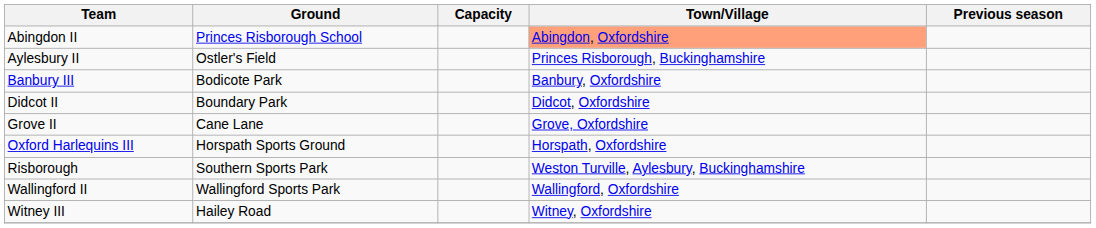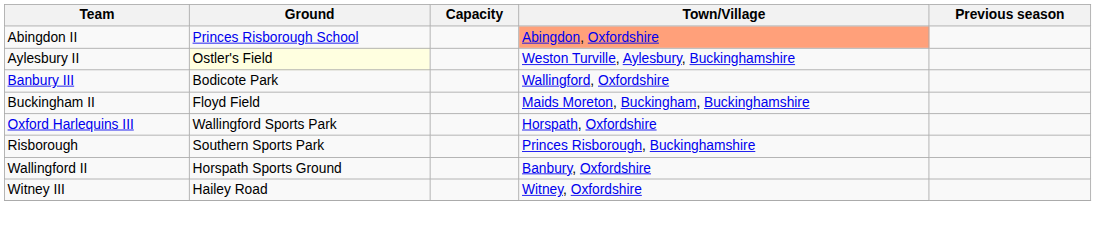(236, 59) no background -> (233, 59) lightyellow background
(648, 59) Princes Risborough, Buckinghamshire -> (659, 59) Weston Turville, Aylesbury, Buckinghamshire
(596, 80) Banbury, Oxfordshire -> (596, 80) Wallingford, Oxfordshire
+ row: (51, 102)
- row: (33, 102)
- row: (32, 124)
(271, 146) Horspath Sports Ground -> (265, 124) Wallingford Sports Park
(668, 168) Weston Turville, Aylesbury, Buckinghamshire -> (639, 146) Princes Risborough, Buckinghamshire
(268, 189) Wallingford Sports Park -> (267, 168) Horspath Sports Ground
(605, 189) Wallingford, Oxfordshire -> (587, 168) Banbury, Oxfordshire
